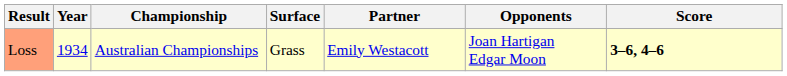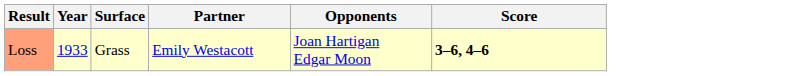- column: (179, 16)
(72, 49) 1934 -> (72, 49) 1933
